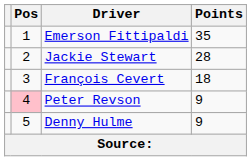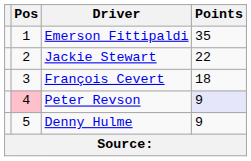(203, 59) 28 -> (203, 59) 22
(199, 102) no background -> (199, 102) lavender background
